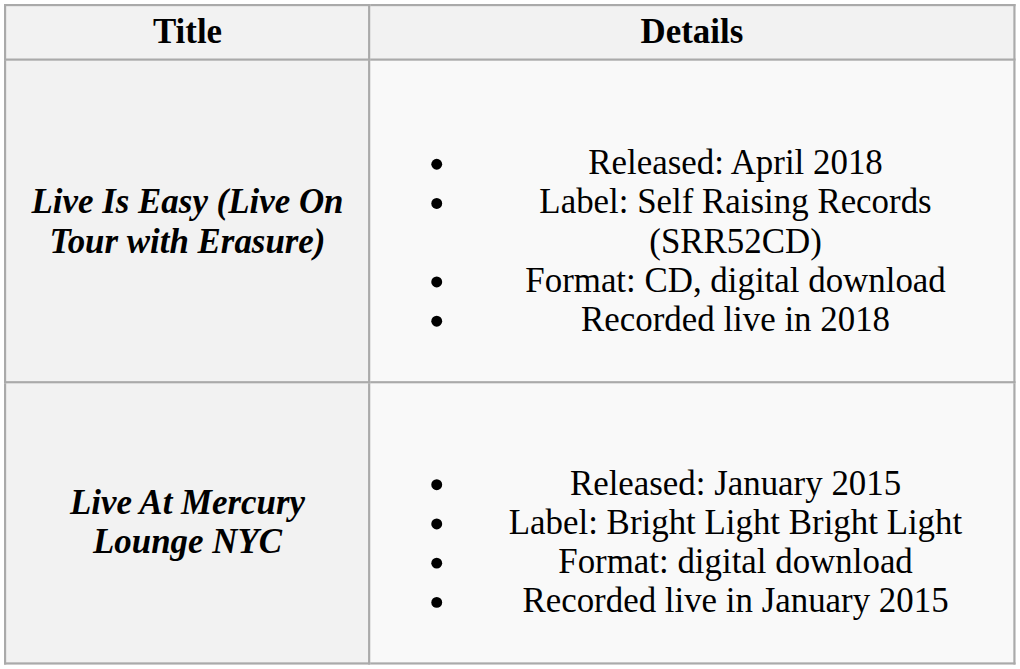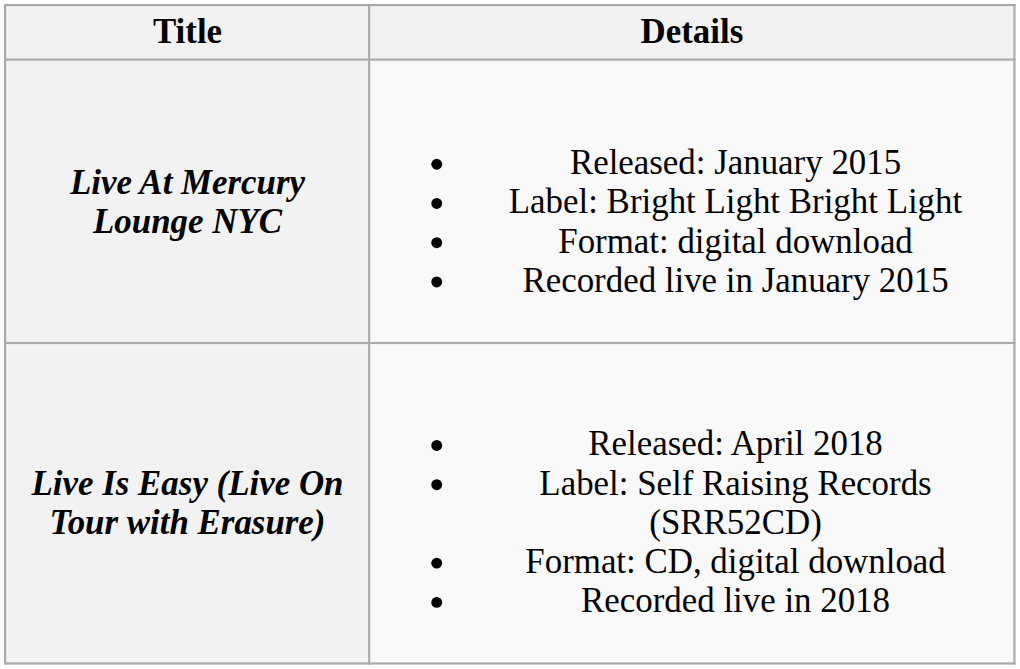rows swapped: (188, 522) <-> (188, 220)
